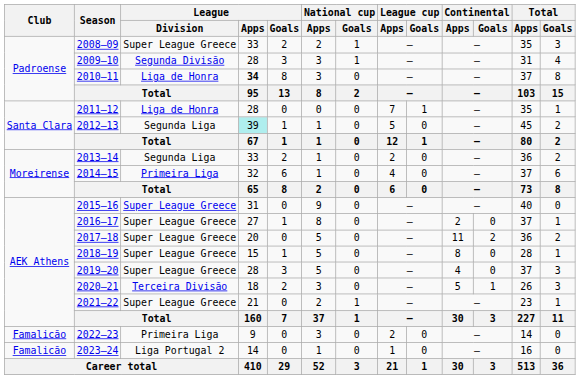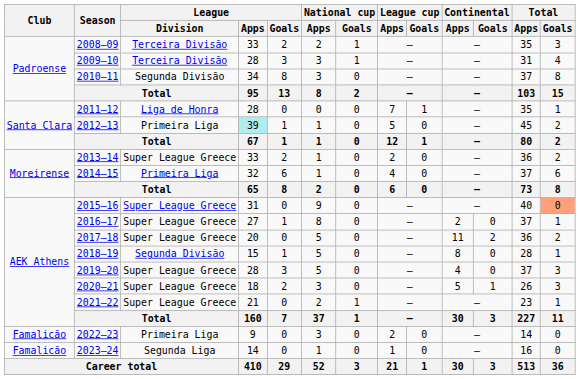(180, 45) Super League Greece -> (180, 45) Terceira Divisão
(180, 61) Segunda Divisão -> (180, 61) Terceira Divisão
(180, 77) Liga de Honra -> (180, 77) Segunda Divisão
(253, 77) bold -> (253, 77) normal
(180, 125) Segunda Liga -> (180, 125) Primeira Liga
(180, 157) Segunda Liga -> (180, 157) Super League Greece
(558, 206) no background -> (558, 206) lightsalmon background
(180, 254) Super League Greece -> (180, 254) Segunda Divisão
(180, 286) Terceira Divisão -> (180, 286) Super League Greece
(180, 351) Liga Portugal 2 -> (180, 351) Segunda Liga
